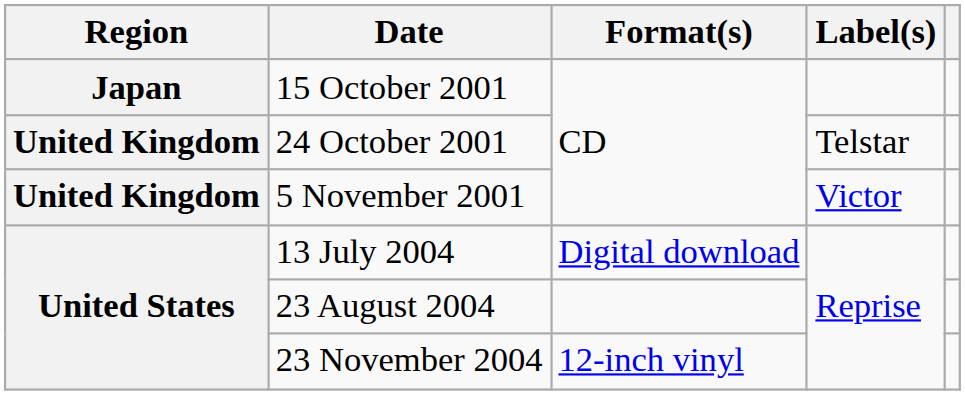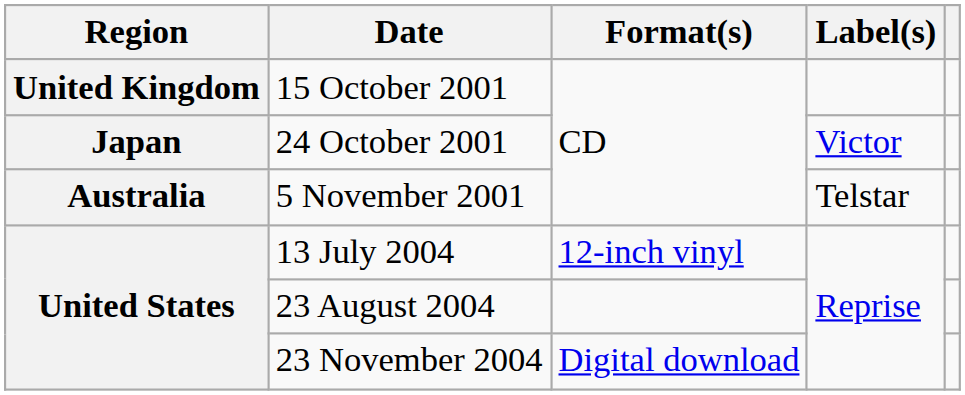(136, 86) Japan -> (136, 86) United Kingdom
(136, 141) United Kingdom -> (136, 141) Japan
(862, 141) Telstar -> (858, 141) Victor
(136, 196) United Kingdom -> (136, 196) Australia
(858, 196) Victor -> (862, 196) Telstar
(679, 251) Digital download -> (651, 251) 12-inch vinyl
(651, 360) 12-inch vinyl -> (679, 360) Digital download
